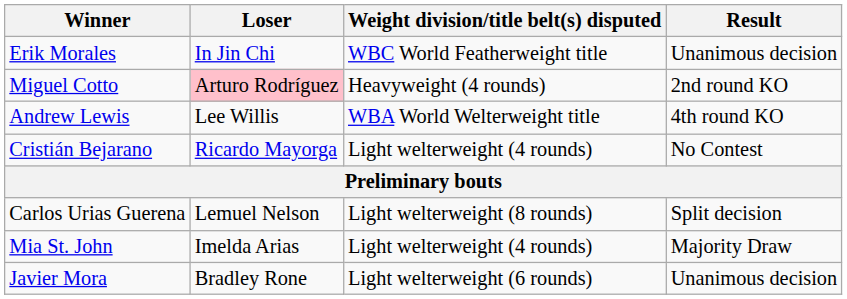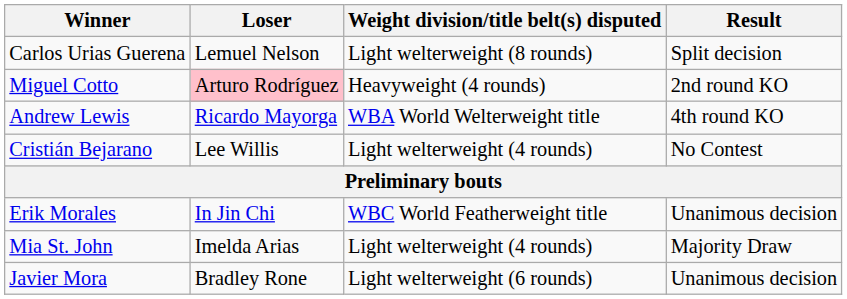rows swapped: (63, 52) <-> (97, 213)
(237, 117) Lee Willis -> (266, 117) Ricardo Mayorga
(266, 149) Ricardo Mayorga -> (237, 149) Lee Willis
